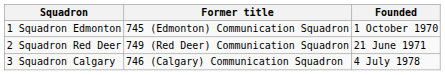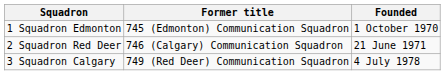(238, 45) 749 (Red Deer) Communication Squadron -> (235, 45) 746 (Calgary) Communication Squadron
(235, 61) 746 (Calgary) Communication Squadron -> (238, 61) 749 (Red Deer) Communication Squadron
